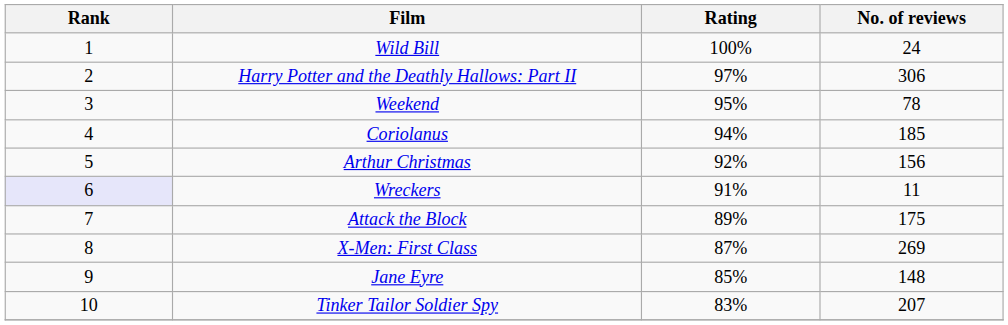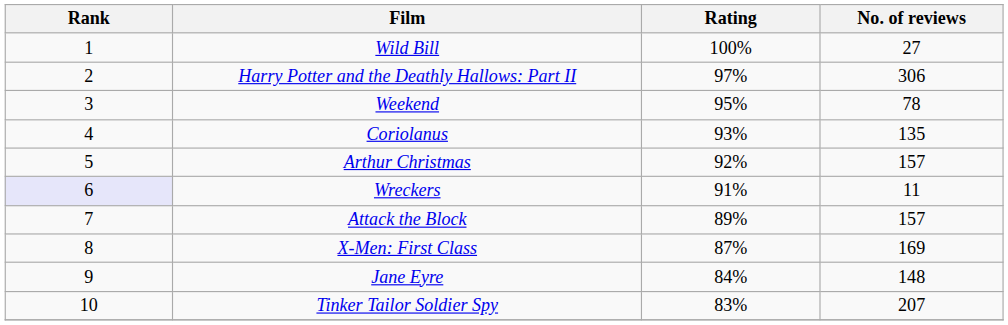(912, 47) 24 -> (912, 47) 27
(731, 133) 94% -> (731, 133) 93%
(912, 133) 185 -> (912, 133) 135
(912, 162) 156 -> (912, 162) 157
(912, 219) 175 -> (912, 219) 157
(912, 248) 269 -> (912, 248) 169
(731, 276) 85% -> (731, 276) 84%
